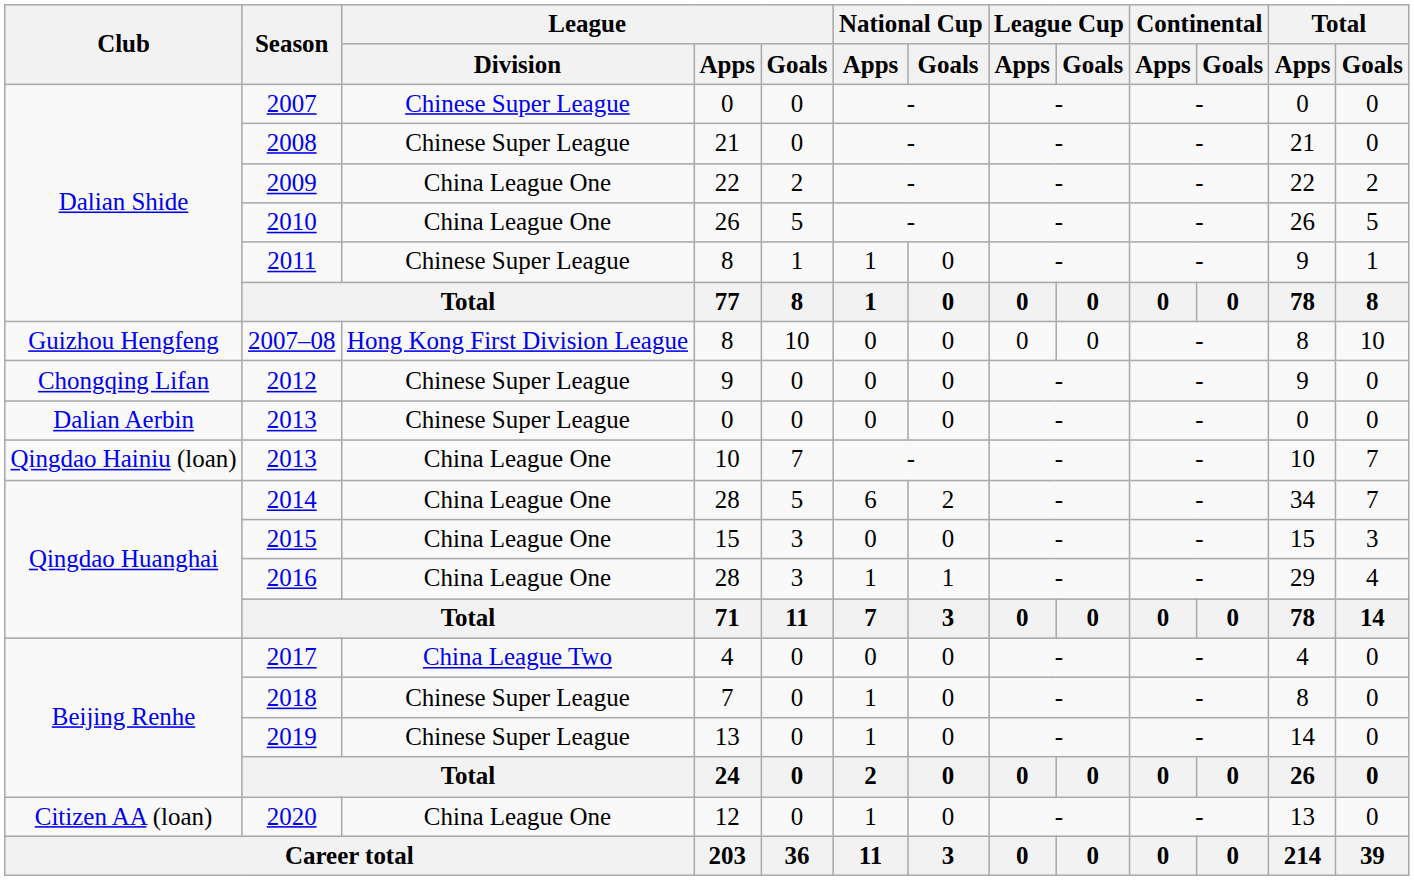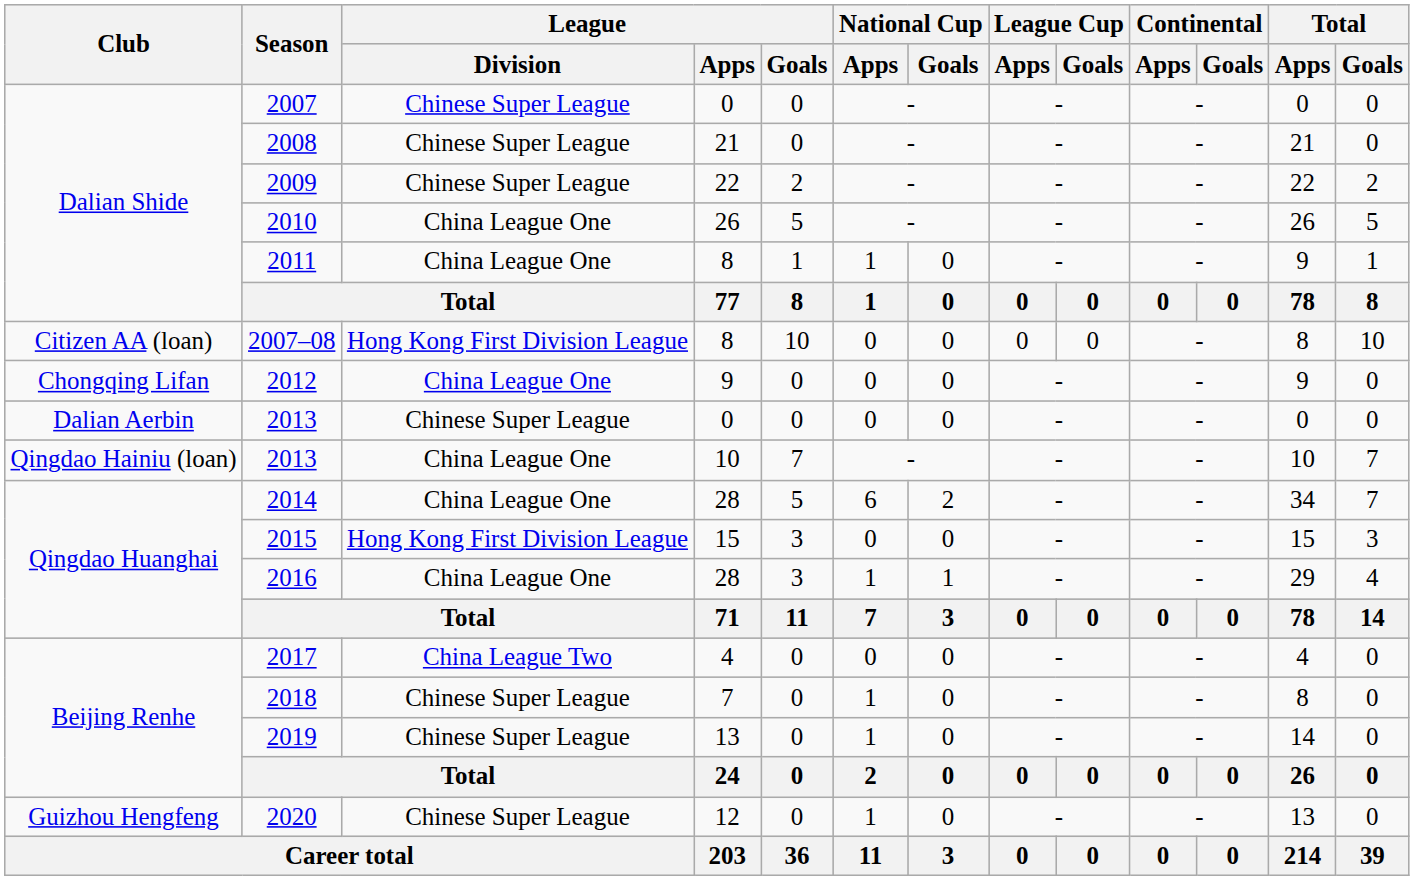(517, 182) China League One -> (517, 182) Chinese Super League
(517, 261) Chinese Super League -> (517, 261) China League One
(124, 340) Guizhou Hengfeng -> (124, 340) Citizen AA (loan)
(517, 380) Chinese Super League -> (517, 380) China League One
(517, 538) China League One -> (517, 538) Hong Kong First Division League
(124, 815) Citizen AA (loan) -> (124, 815) Guizhou Hengfeng
(517, 815) China League One -> (517, 815) Chinese Super League
